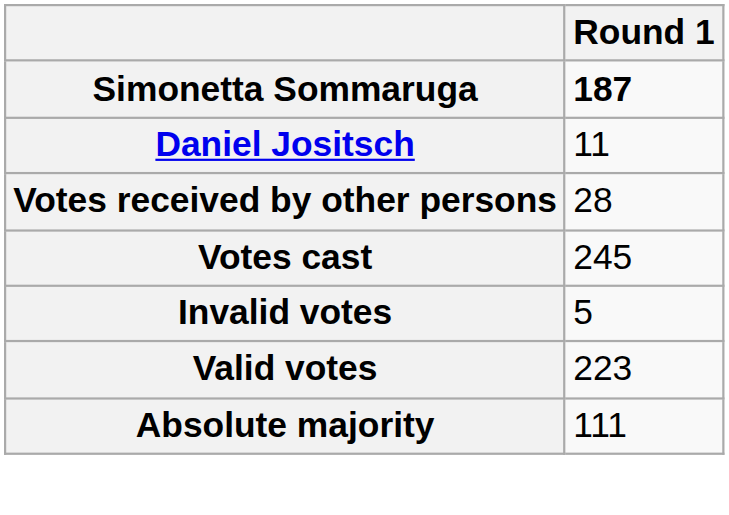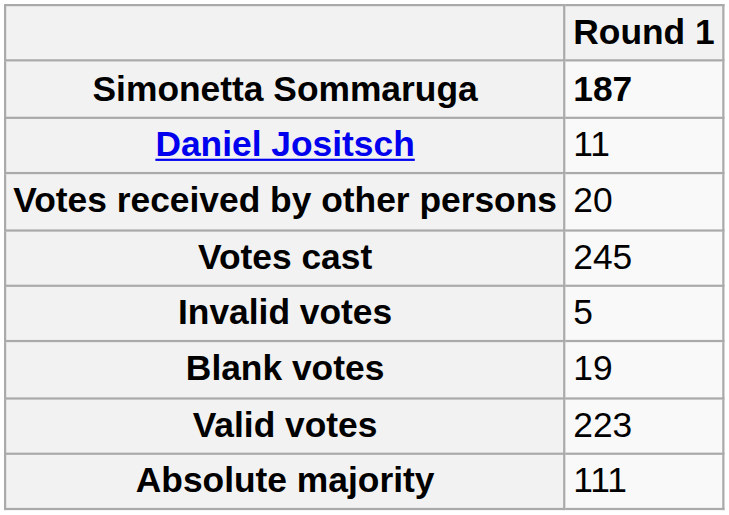(593, 200) 28 -> (593, 200) 20
+ row: (285, 369)
